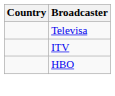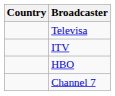+ row: (73, 82)
